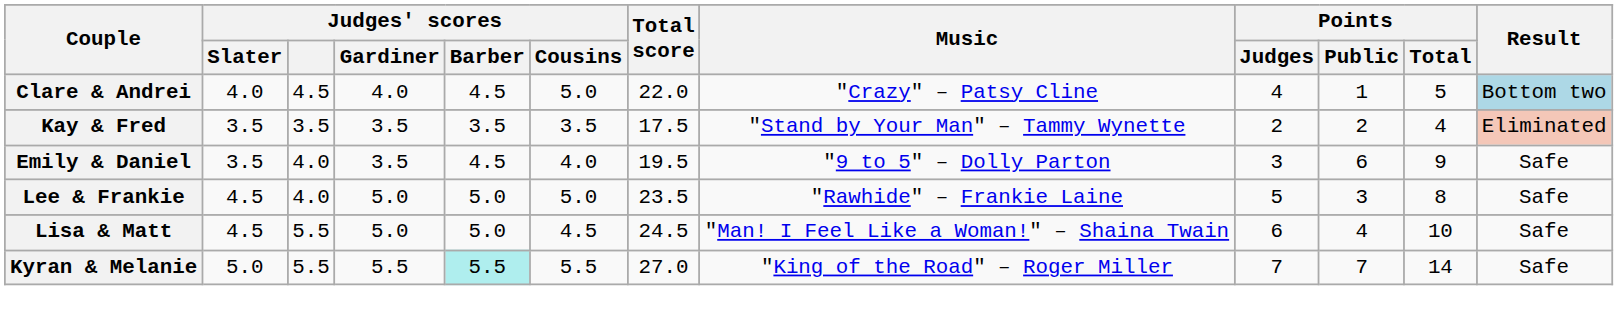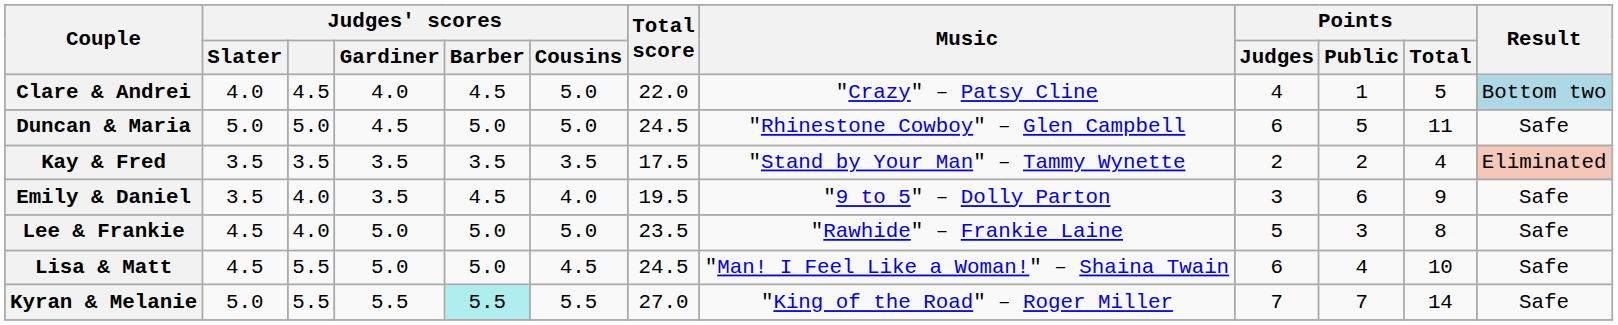+ row: (104, 127)
